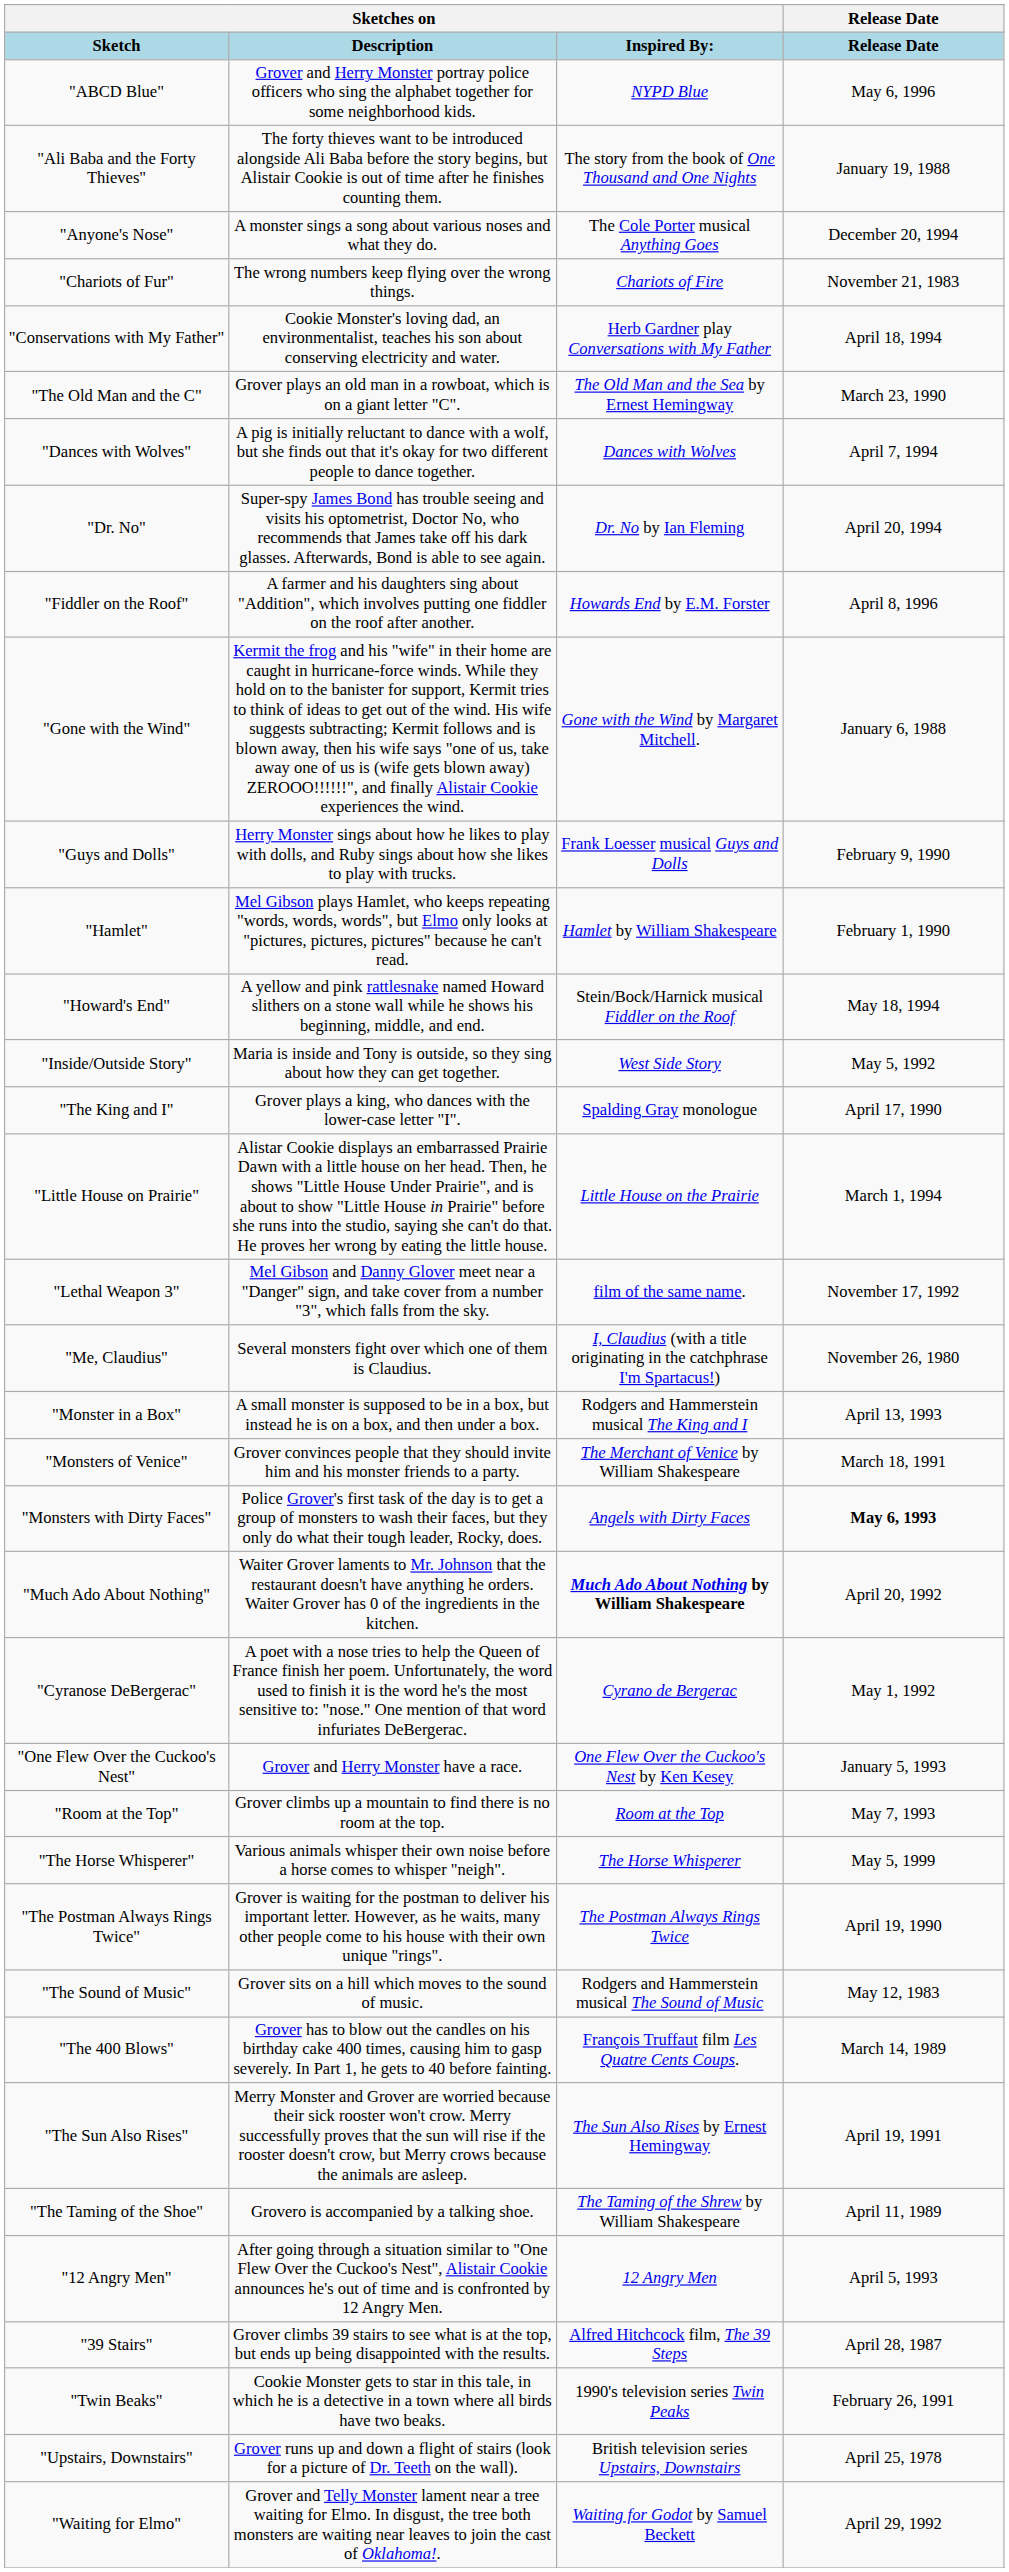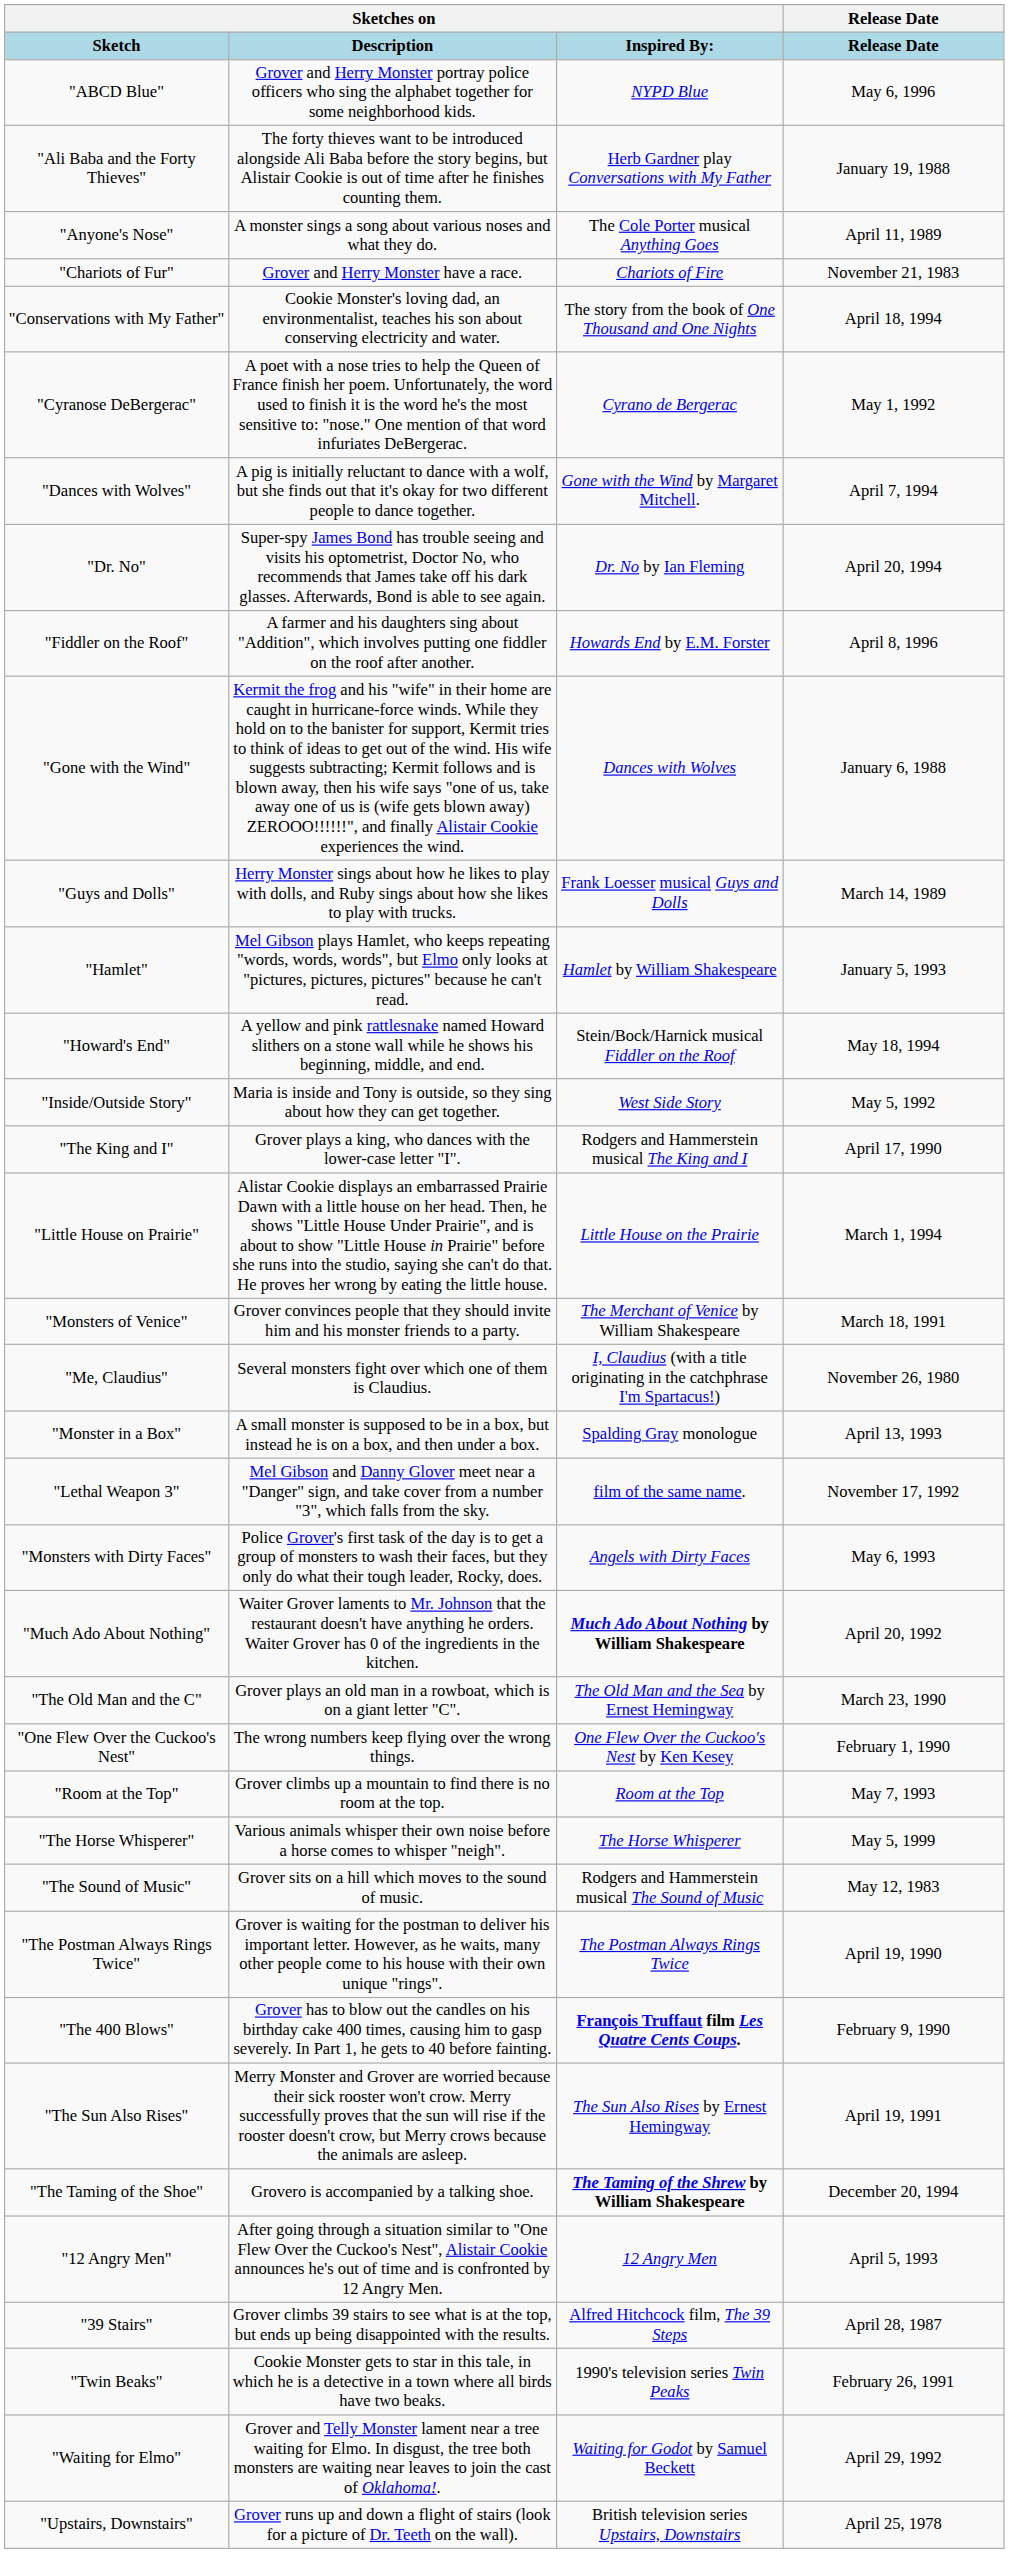(670, 168) The story from the book of One Thousand and One Nights -> (670, 168) Herb Gardner play Conversations with My Father
(893, 235) December 20, 1994 -> (893, 235) April 11, 1989
(392, 282) The wrong numbers keep flying over the wrong things. -> (392, 272) Grover and Herry Monster have a race.
(670, 338) Herb Gardner play Conversations with My Father -> (670, 319) The story from the book of One Thousand and One Nights
rows swapped: (117, 1690) <-> (117, 395)
(670, 452) Dances with Wolves -> (670, 491) Gone with the Wind by Margaret Mitchell.
(670, 729) Gone with the Wind by Margaret Mitchell. -> (670, 768) Dances with Wolves
(893, 854) February 9, 1990 -> (893, 893) March 14, 1989
(893, 930) February 1, 1990 -> (893, 969) January 5, 1993
(670, 1110) Spalding Gray monologue -> (670, 1149) Rodgers and Hammerstein musical The King and I
rows swapped: (117, 1292) <-> (117, 1462)
(670, 1415) Rodgers and Hammerstein musical The King and I -> (670, 1434) Spalding Gray monologue
(893, 1518) bold -> (893, 1557) normal
(392, 1766) Grover and Herry Monster have a race. -> (392, 1747) The wrong numbers keep flying over the wrong things.
(893, 1766) January 5, 1993 -> (893, 1747) February 1, 1990
rows swapped: (117, 1926) <-> (117, 1993)
(670, 2050) normal -> (670, 2030) bold
(893, 2050) March 14, 1989 -> (893, 2030) February 9, 1990
(670, 2212) normal -> (670, 2192) bold
(893, 2212) April 11, 1989 -> (893, 2192) December 20, 1994
rows swapped: (117, 2458) <-> (117, 2524)
